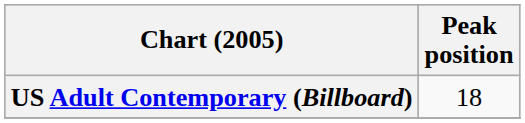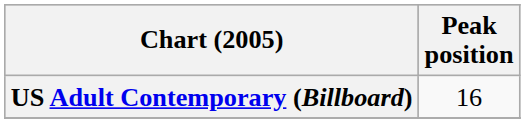(469, 96) 18 -> (469, 96) 16
